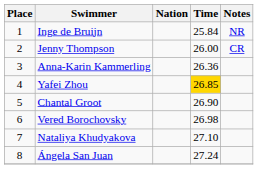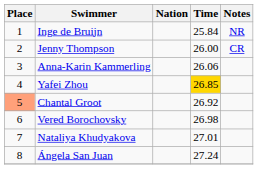(206, 66) 26.36 -> (206, 66) 26.06
(20, 102) no background -> (20, 102) lightsalmon background
(206, 102) 26.90 -> (206, 102) 26.92
(206, 137) 27.10 -> (206, 137) 27.01
